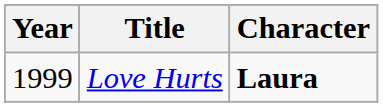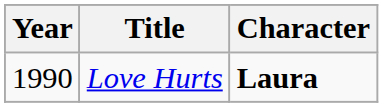(42, 76) 1999 -> (42, 76) 1990
